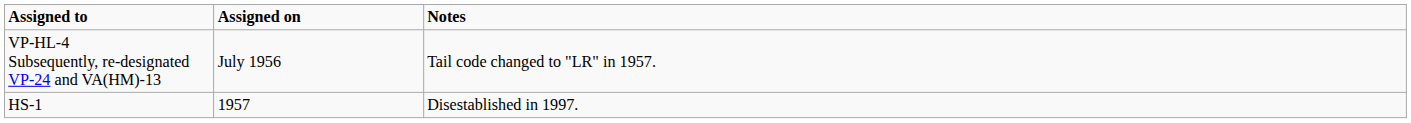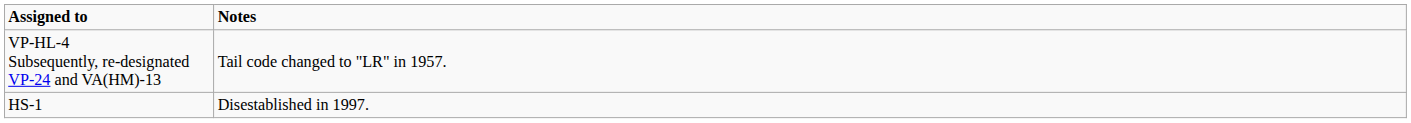- column: (259, 17)
